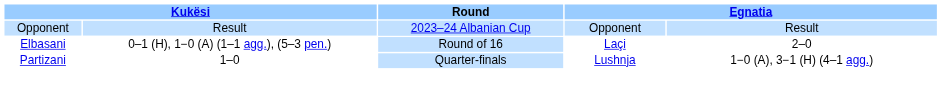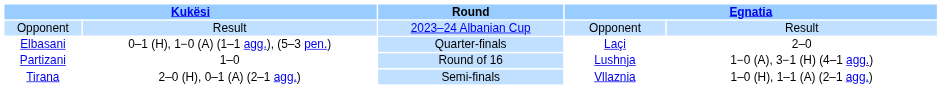(471, 44) Round of 16 -> (471, 44) Quarter-finals
(471, 60) Quarter-finals -> (471, 60) Round of 16
+ row: (43, 77)
